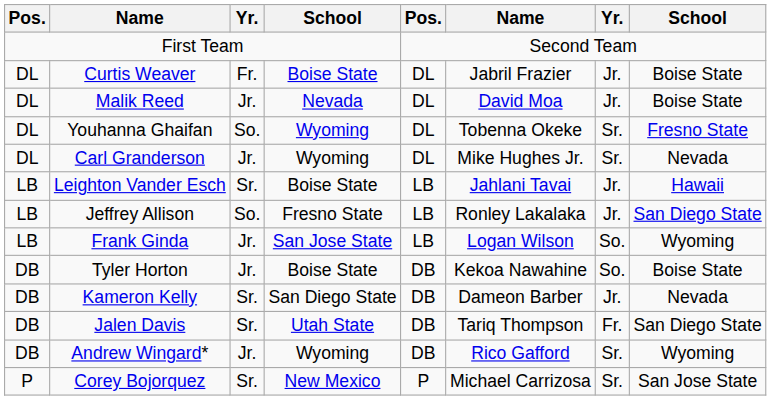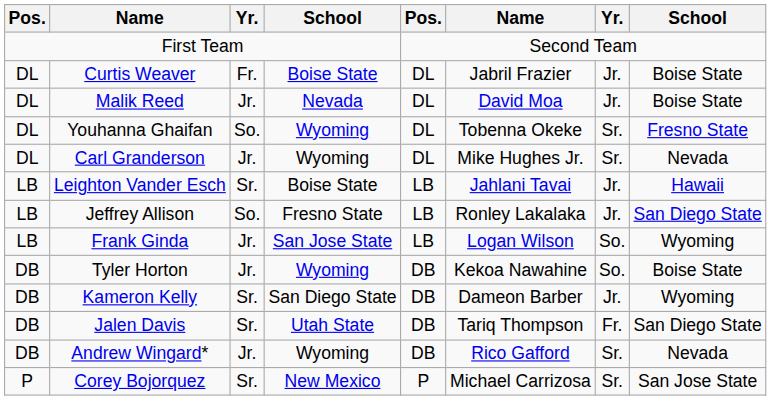(333, 269) Boise State -> (333, 269) Wyoming
(698, 297) Nevada -> (698, 297) Wyoming
(698, 353) Wyoming -> (698, 353) Nevada
